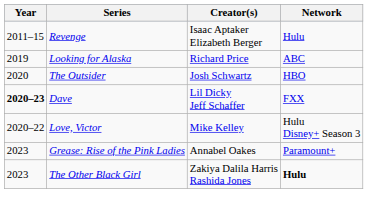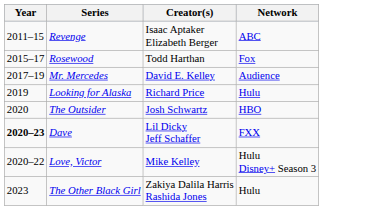(294, 36) Hulu -> (250, 36) ABC
+ row: (71, 59)
+ row: (79, 76)
(294, 59) ABC -> (249, 93) Hulu
- row: (117, 151)
(295, 174) bold -> (249, 191) normal
